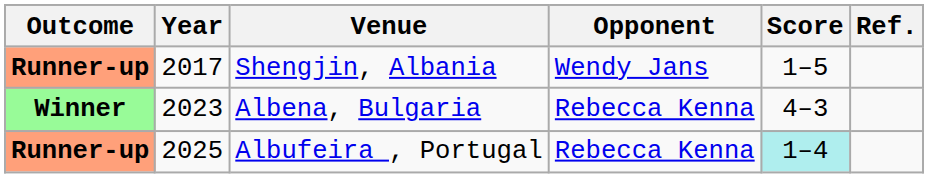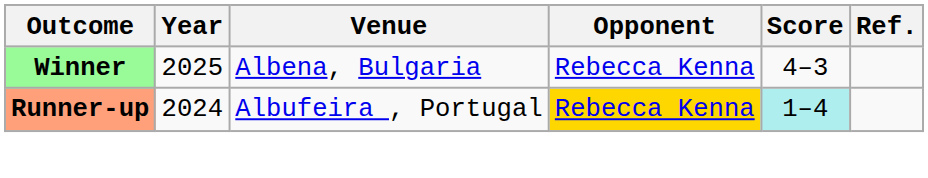- row: (366, 68)
(192, 109) 2023 -> (192, 68) 2025
(192, 151) 2025 -> (192, 109) 2024
(655, 151) no background -> (655, 109) gold background
